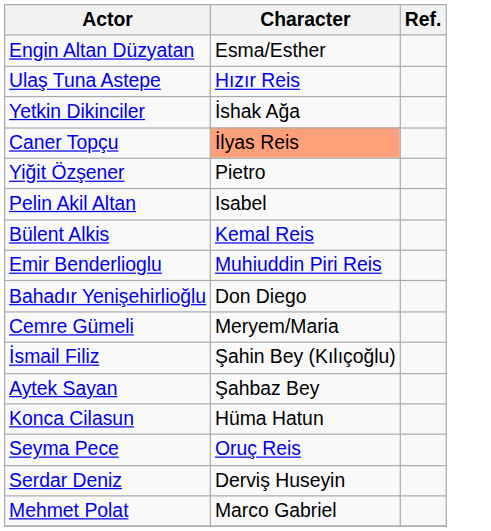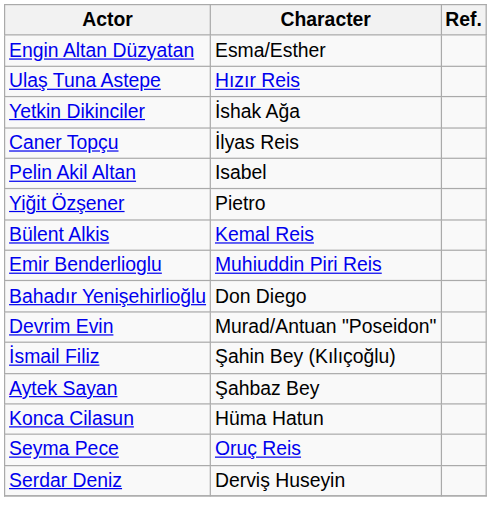(257, 142) lightsalmon background -> (257, 142) no background
rows swapped: (73, 204) <-> (67, 173)
- row: (71, 326)
+ row: (61, 326)
- row: (69, 511)
